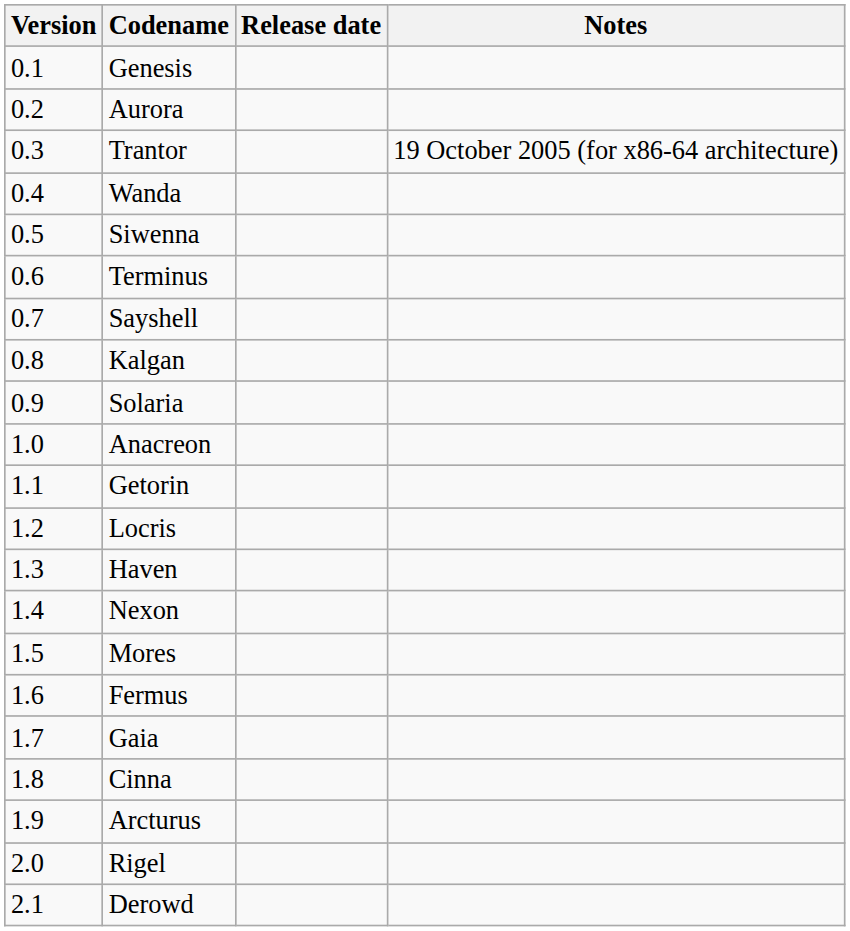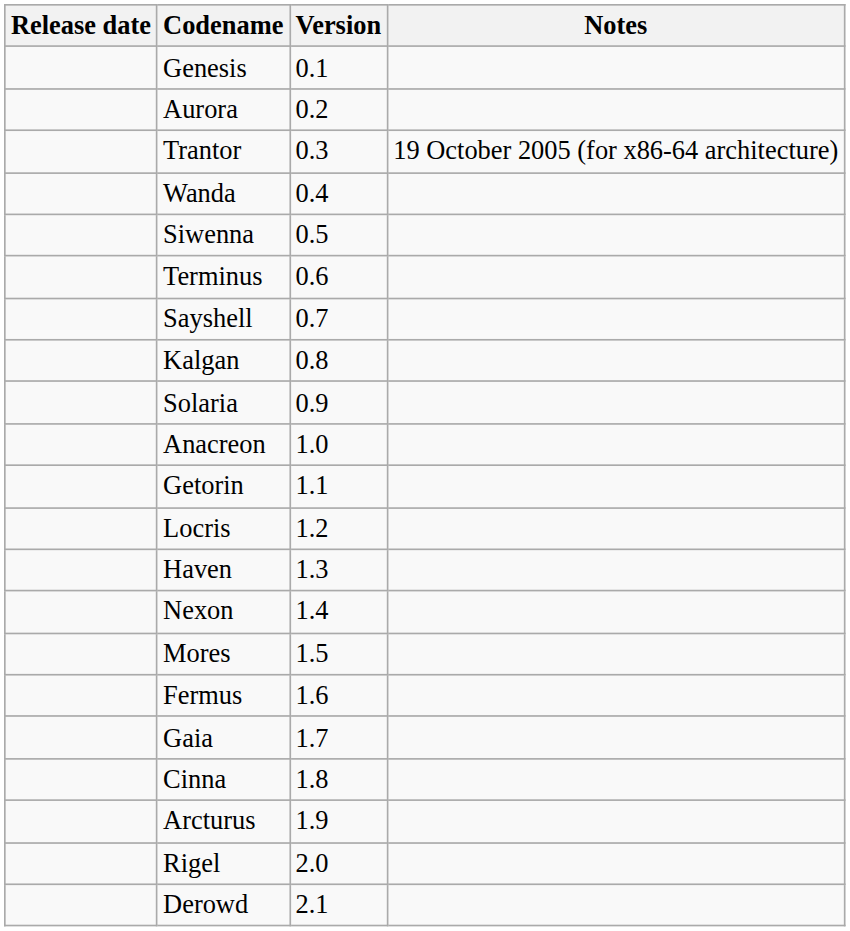columns swapped: (54, 25) <-> (311, 25)
